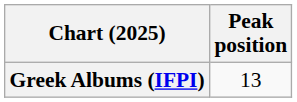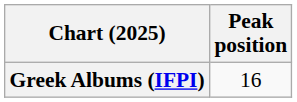(251, 79) 13 -> (251, 79) 16
